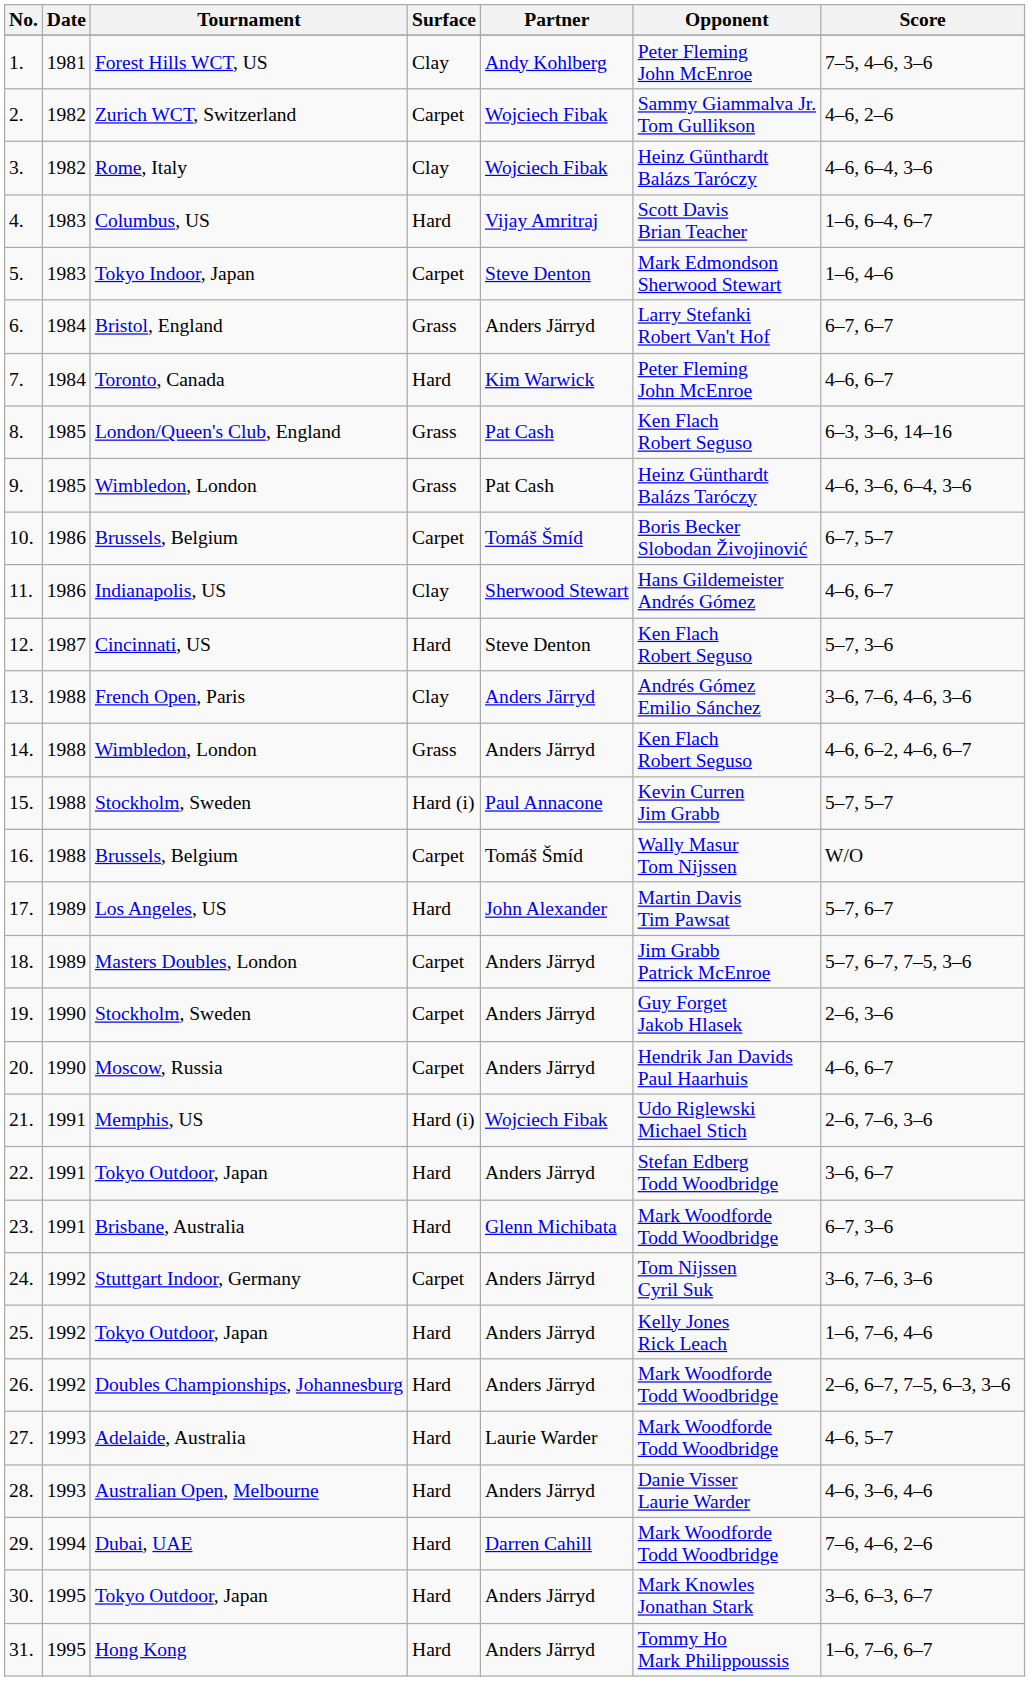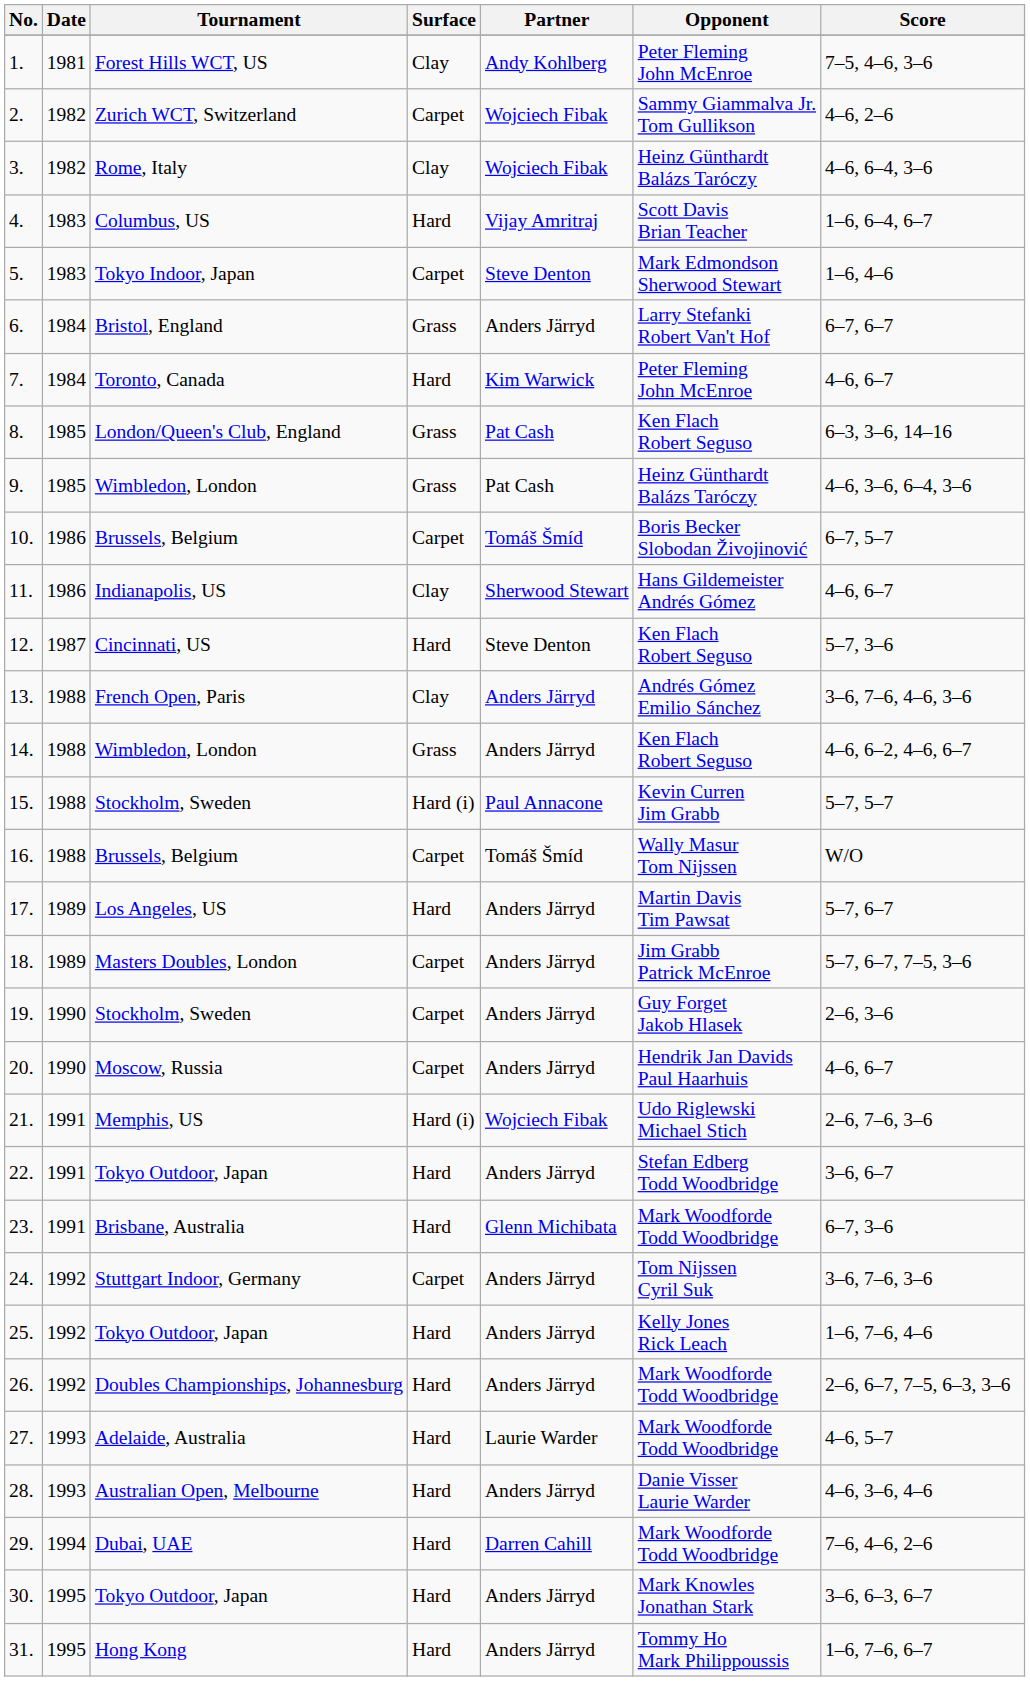(546, 908) John Alexander -> (540, 908) Anders Järryd
